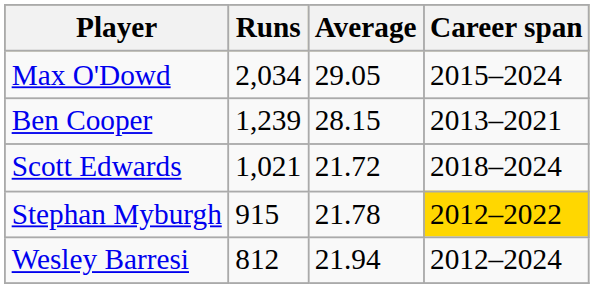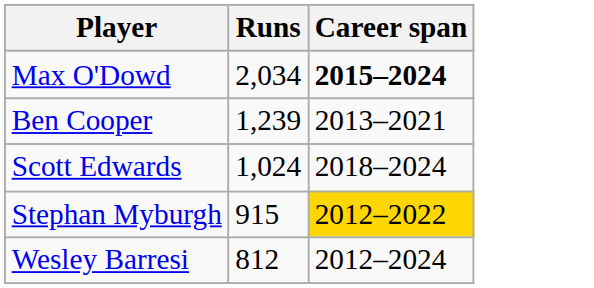- column: (366, 27)
(496, 74) normal -> (381, 74) bold
(268, 167) 1,021 -> (268, 167) 1,024
